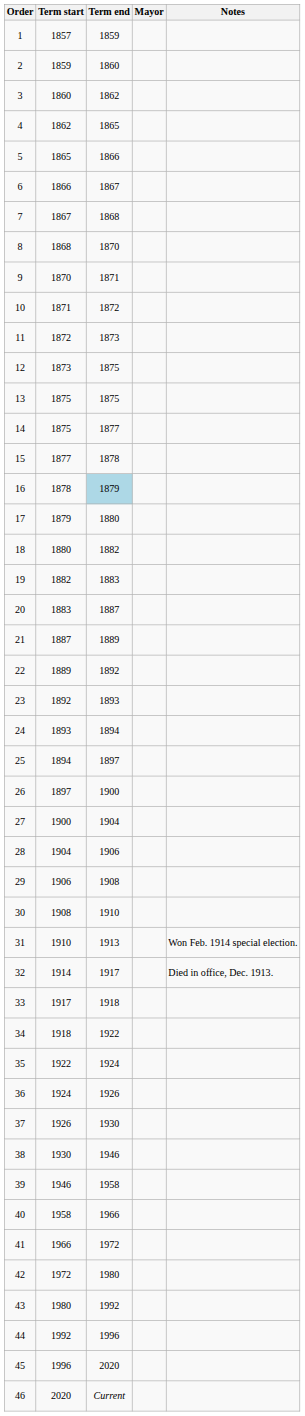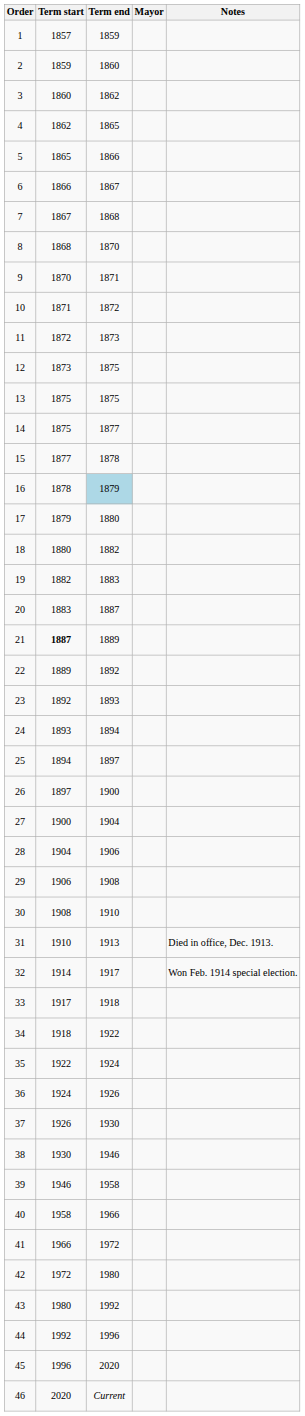(61, 640) normal -> (61, 640) bold
(233, 942) Won Feb. 1914 special election. -> (221, 942) Died in office, Dec. 1913.
(221, 973) Died in office, Dec. 1913. -> (233, 973) Won Feb. 1914 special election.
